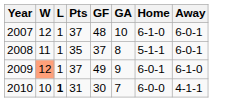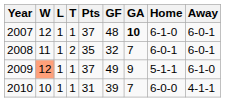+ column: (73, 13)
(121, 32) normal -> (134, 32) bold
(99, 50) 37 -> (112, 50) 32
(118, 50) 8 -> (130, 50) 7
(151, 50) 5-1-1 -> (164, 50) 6-0-1
(151, 69) 6-0-1 -> (164, 69) 5-1-1
(60, 87) bold -> (60, 87) normal
(99, 87) 30 -> (112, 87) 39
